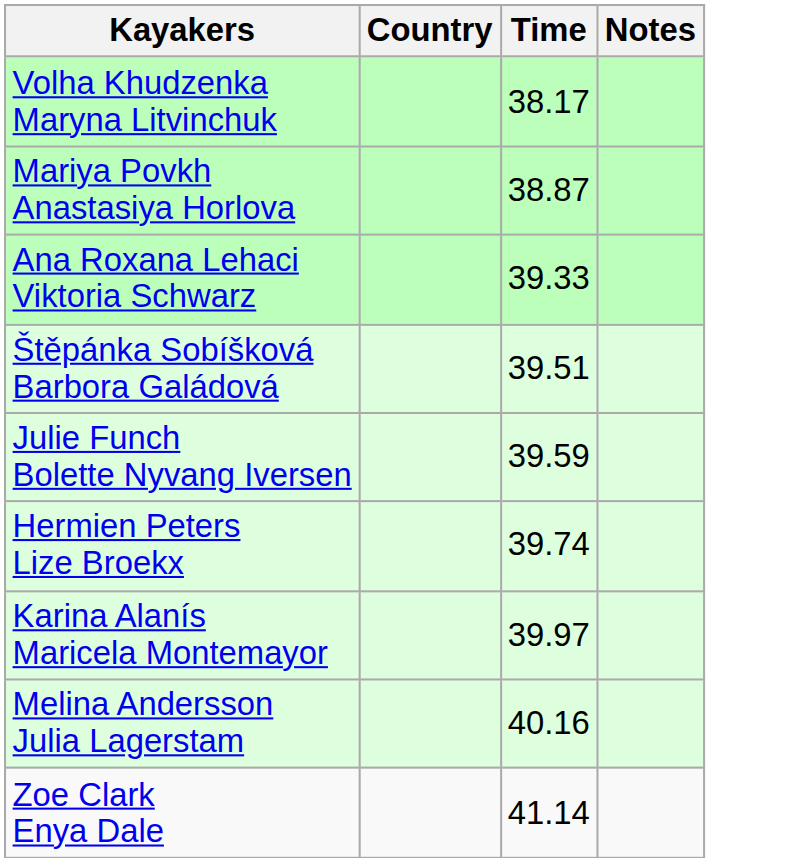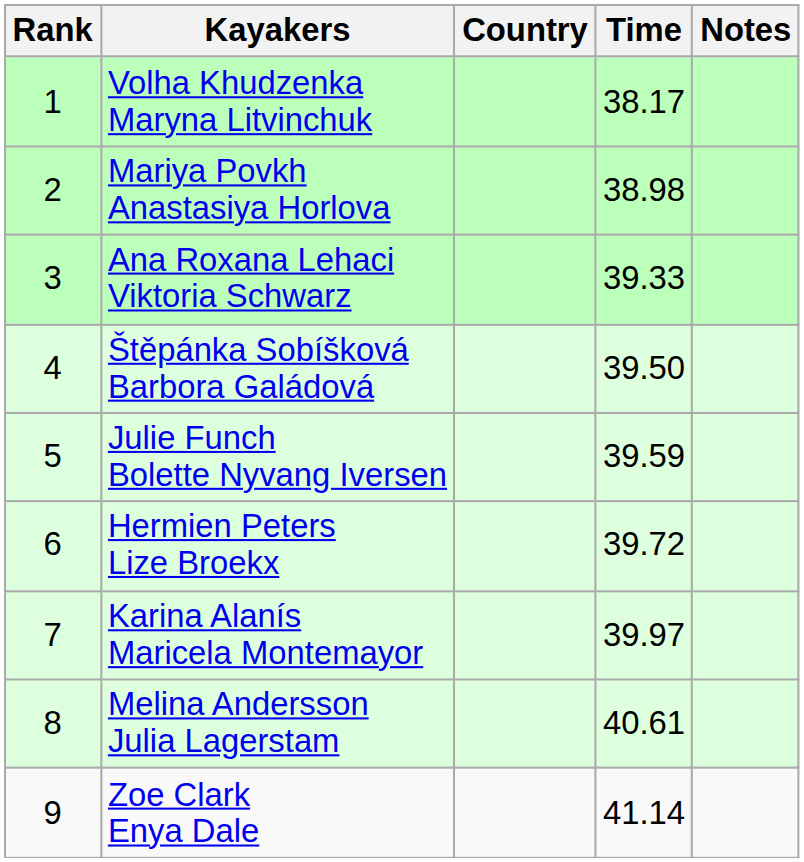+ column: (53, 30)
(549, 189) 38.87 -> (644, 189) 38.98
(549, 367) 39.51 -> (644, 367) 39.50
(549, 545) 39.74 -> (644, 545) 39.72
(549, 723) 40.16 -> (644, 723) 40.61
